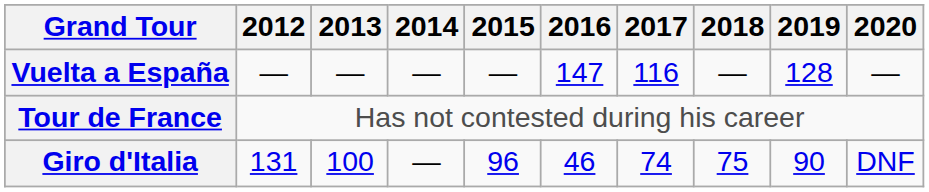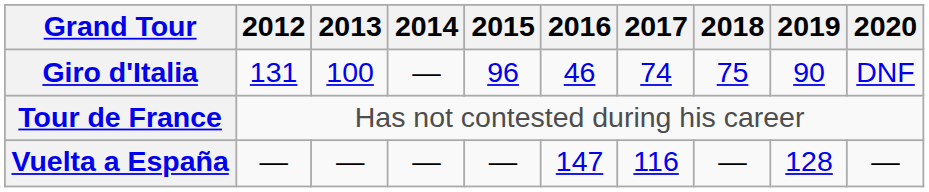rows swapped: (120, 162) <-> (120, 72)
